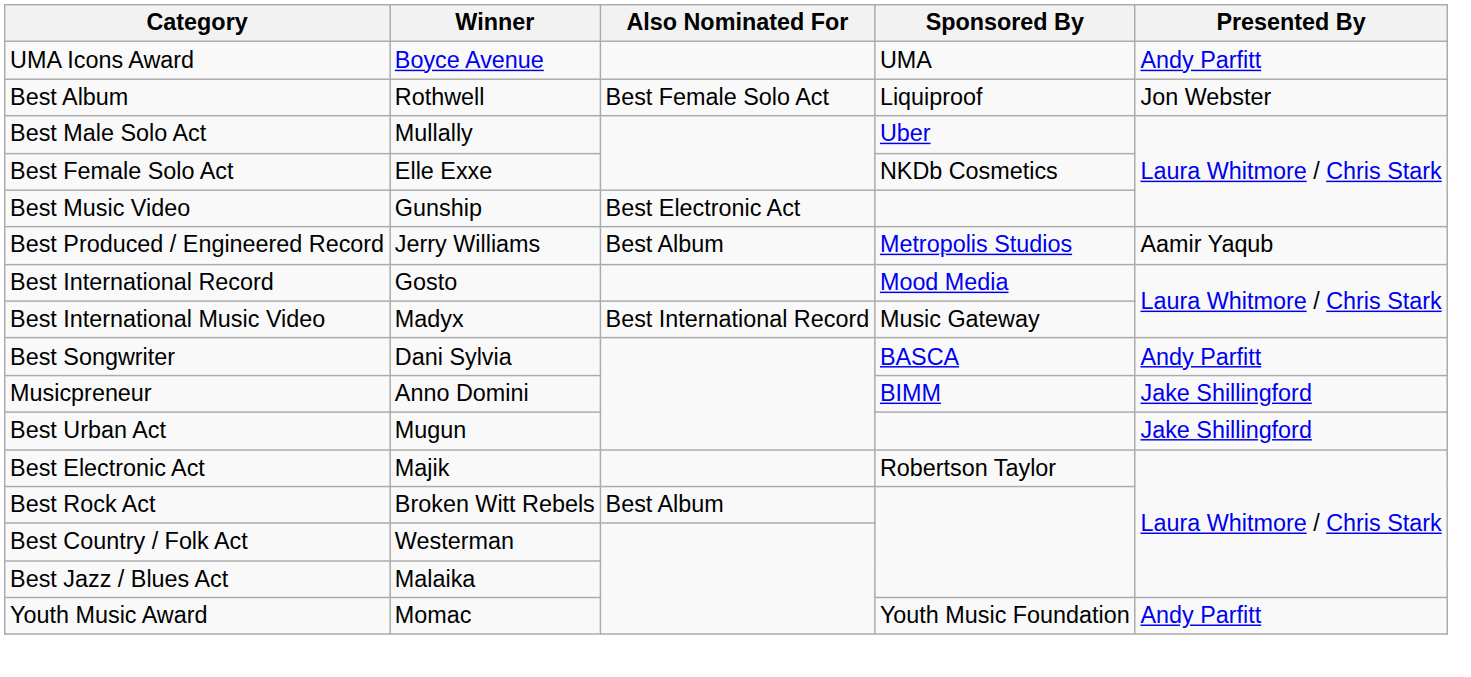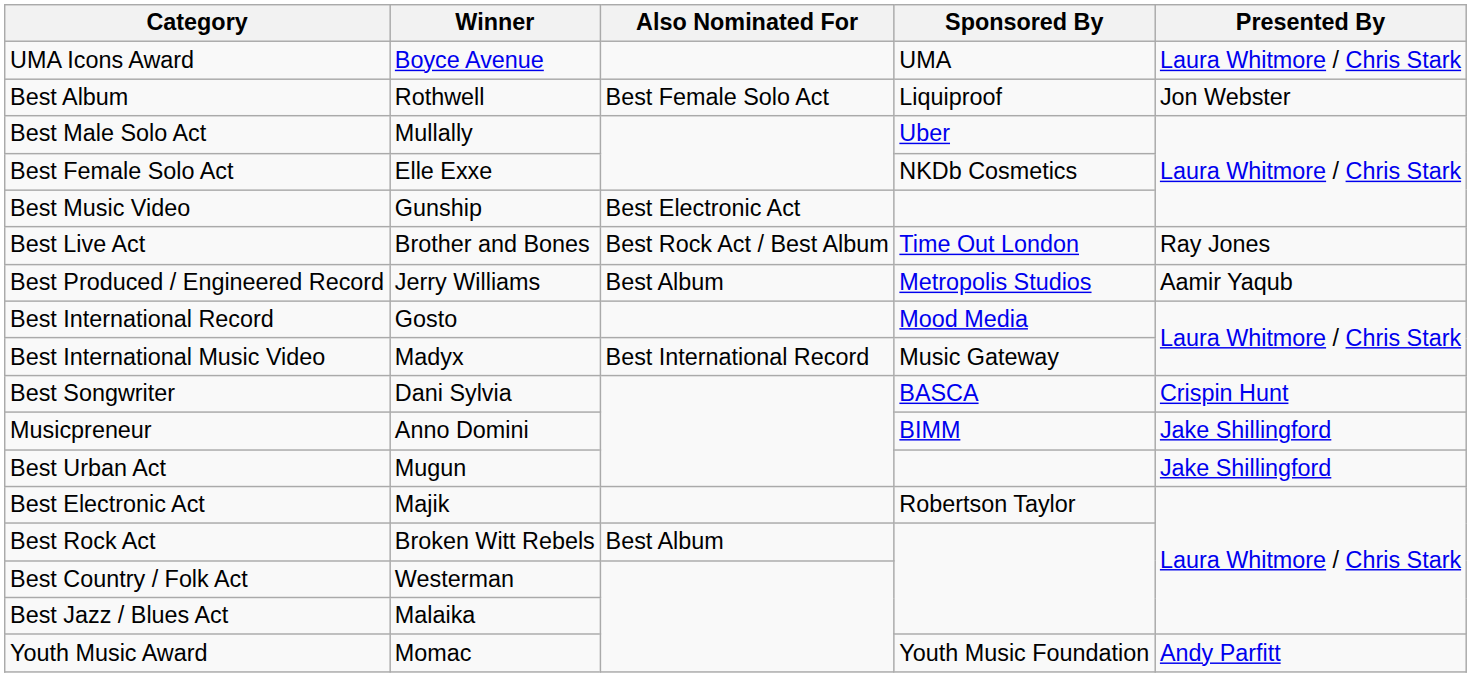(1201, 60) Andy Parfitt -> (1311, 60) Laura Whitmore / Chris Stark
+ row: (78, 245)
(1201, 356) Andy Parfitt -> (1224, 393) Crispin Hunt
